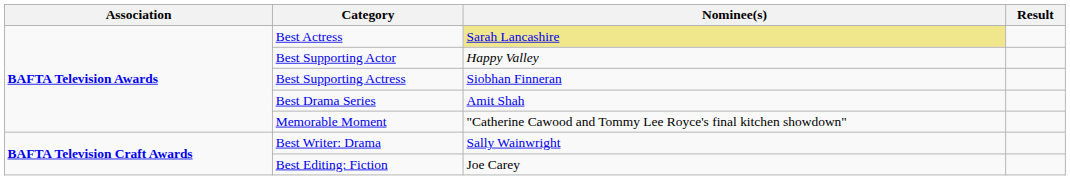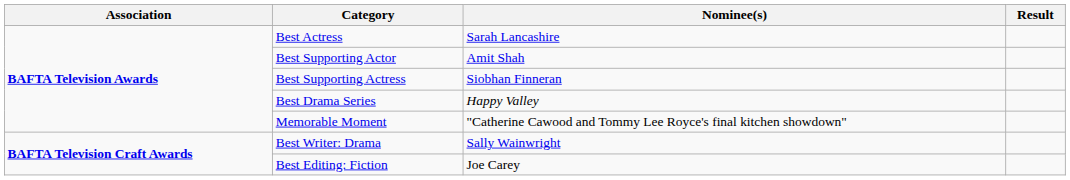(513, 36) khaki background -> (513, 36) no background
(503, 57) Happy Valley -> (495, 57) Amit Shah
(495, 100) Amit Shah -> (503, 100) Happy Valley
